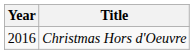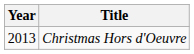(22, 37) 2016 -> (22, 37) 2013
